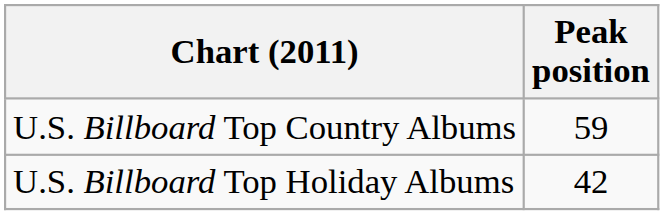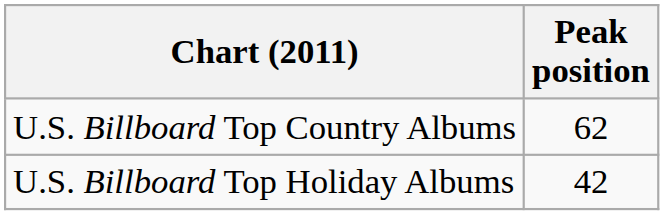(591, 126) 59 -> (591, 126) 62
